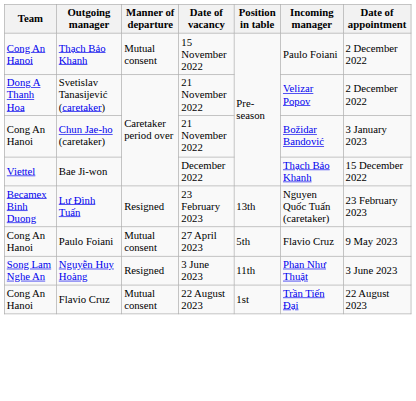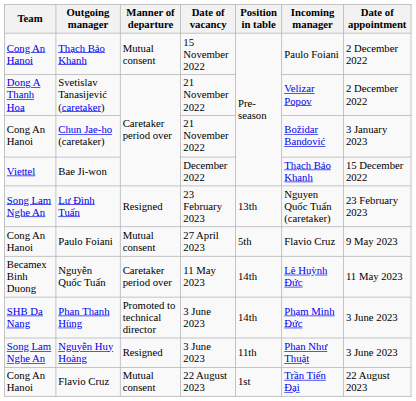(27, 206) Becamex Binh Duong -> (29, 206) Song Lam Nghe An
+ row: (82, 276)
+ row: (84, 317)
